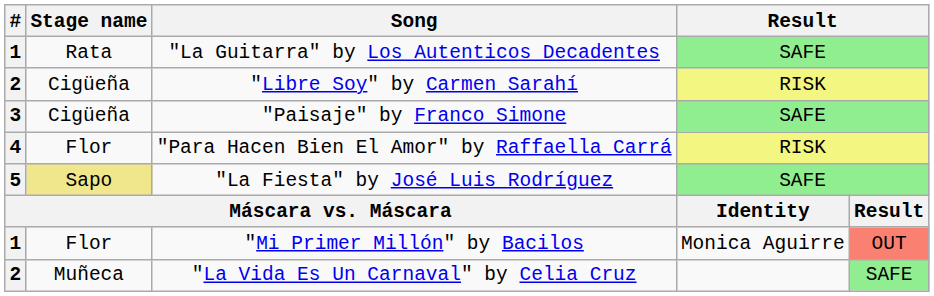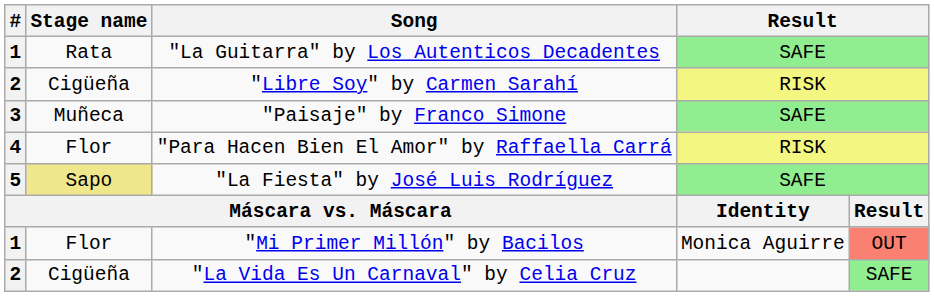(89, 116) Cigüeña -> (89, 116) Muñeca
(89, 275) Muñeca -> (89, 275) Cigüeña
